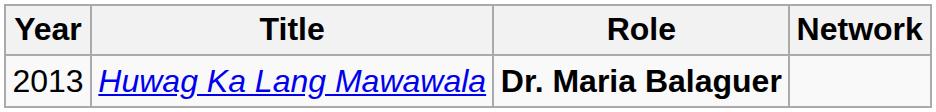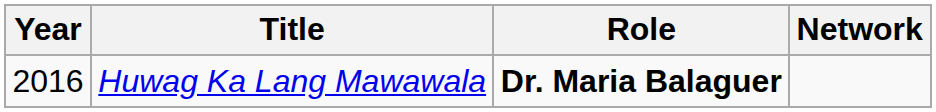(48, 80) 2013 -> (48, 80) 2016
